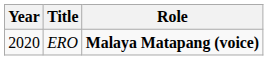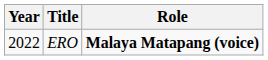(24, 42) 2020 -> (24, 42) 2022
